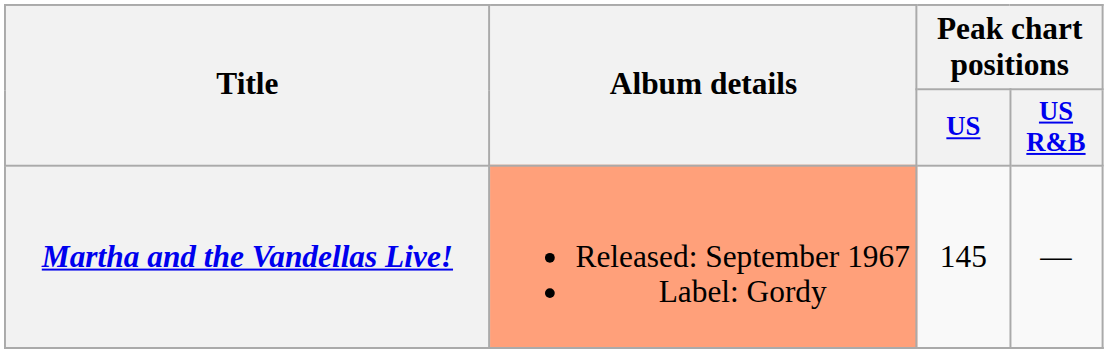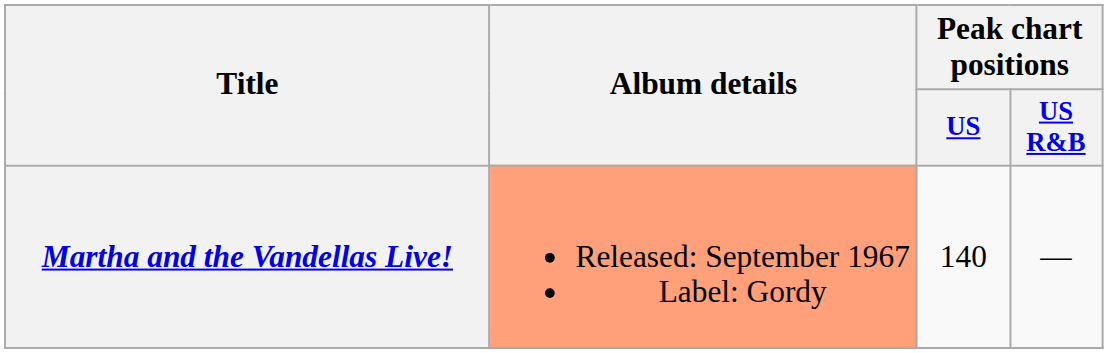(963, 256) 145 -> (963, 256) 140
